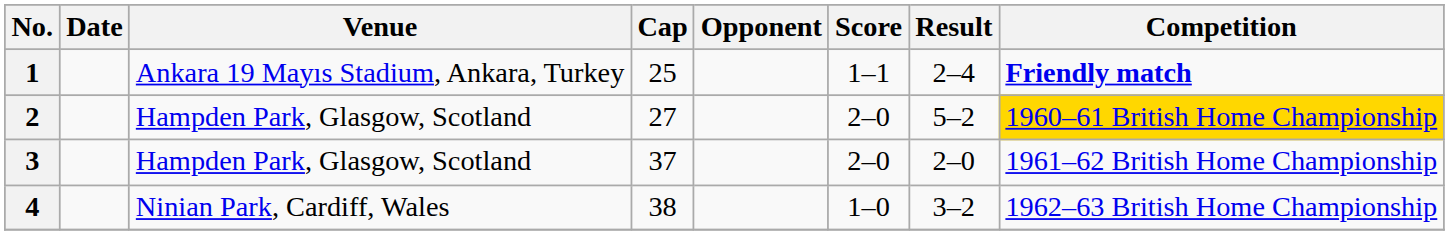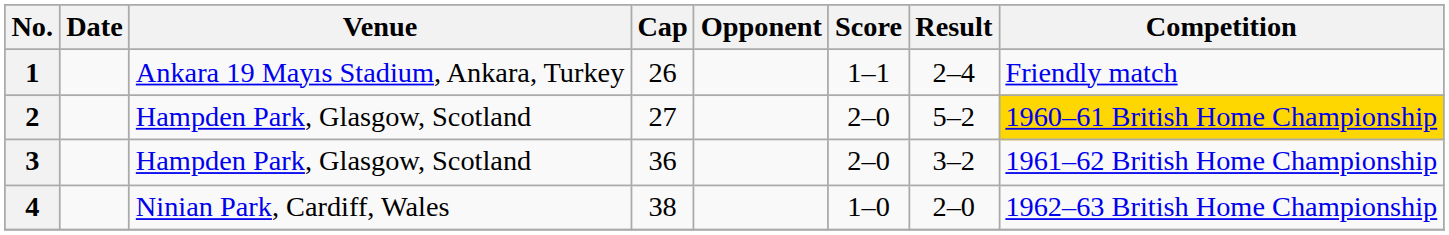(663, 71) 25 -> (663, 71) 26
(1099, 71) bold -> (1091, 71) normal
(663, 161) 37 -> (663, 161) 36
(954, 161) 2–0 -> (954, 161) 3–2
(954, 206) 3–2 -> (954, 206) 2–0
